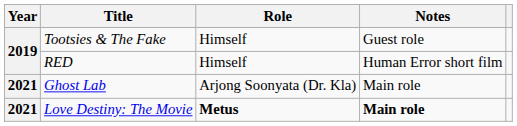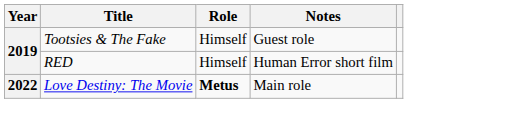- row: (75, 86)
(23, 109) 2021 -> (23, 86) 2022
(394, 109) bold -> (282, 86) normal
